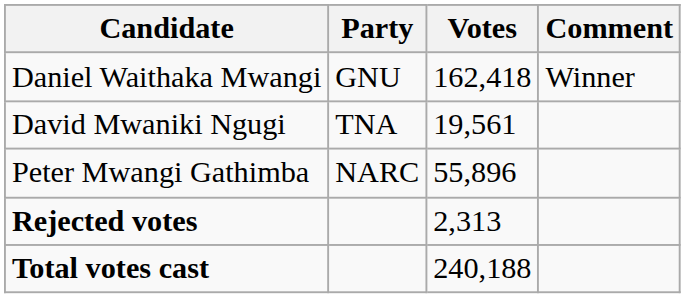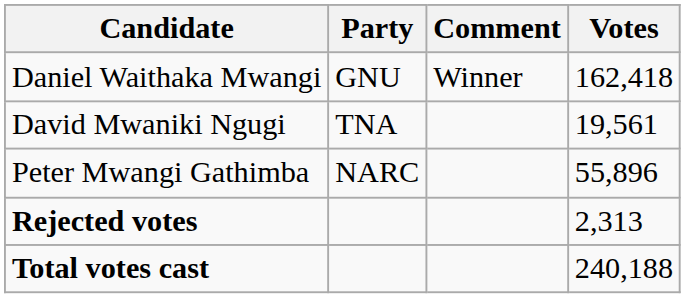columns swapped: (482, 28) <-> (609, 28)
